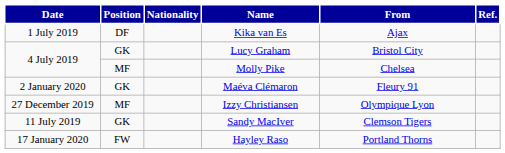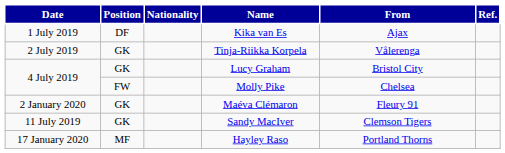+ row: (260, 50)
(122, 68) MF -> (122, 86) FW
- row: (260, 104)
(122, 139) FW -> (122, 139) MF
